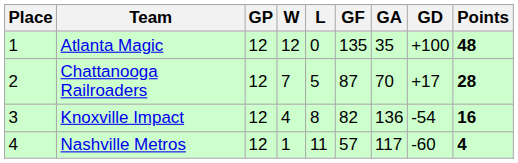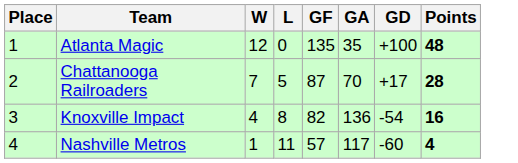- column: (261, 17)
